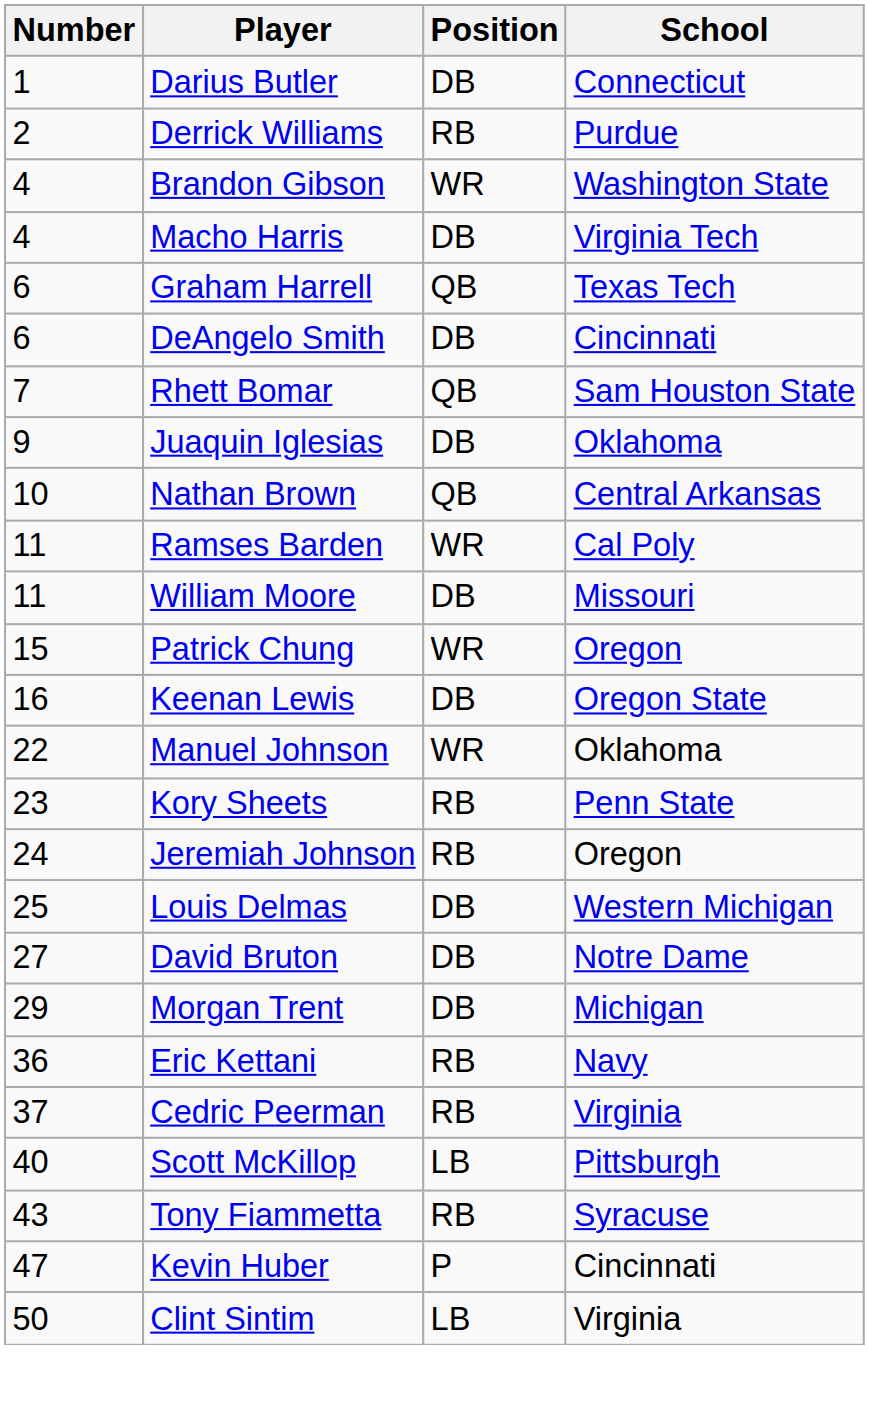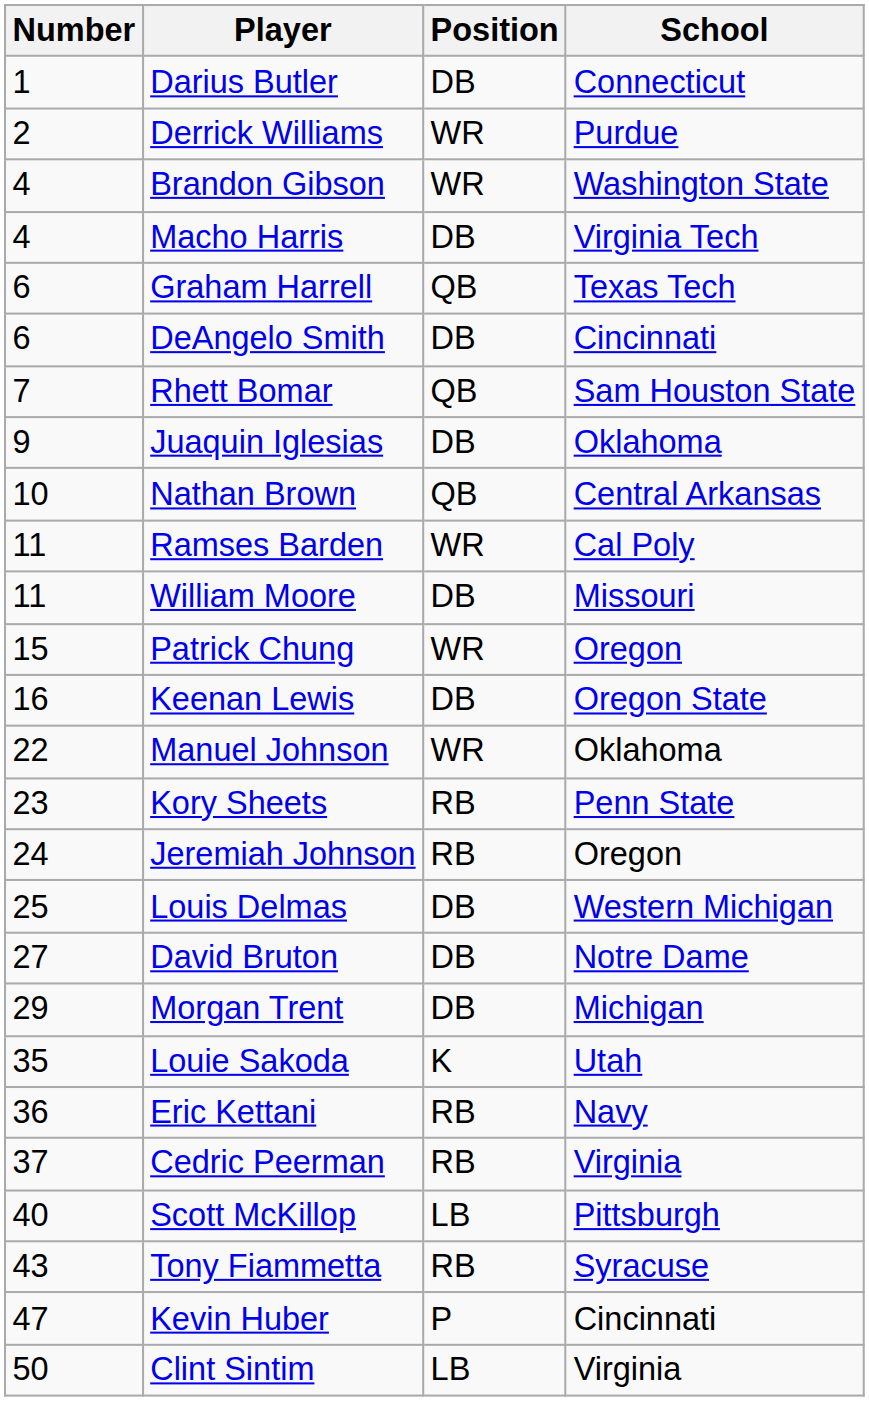(453, 133) RB -> (458, 133) WR
+ row: (250, 1060)
